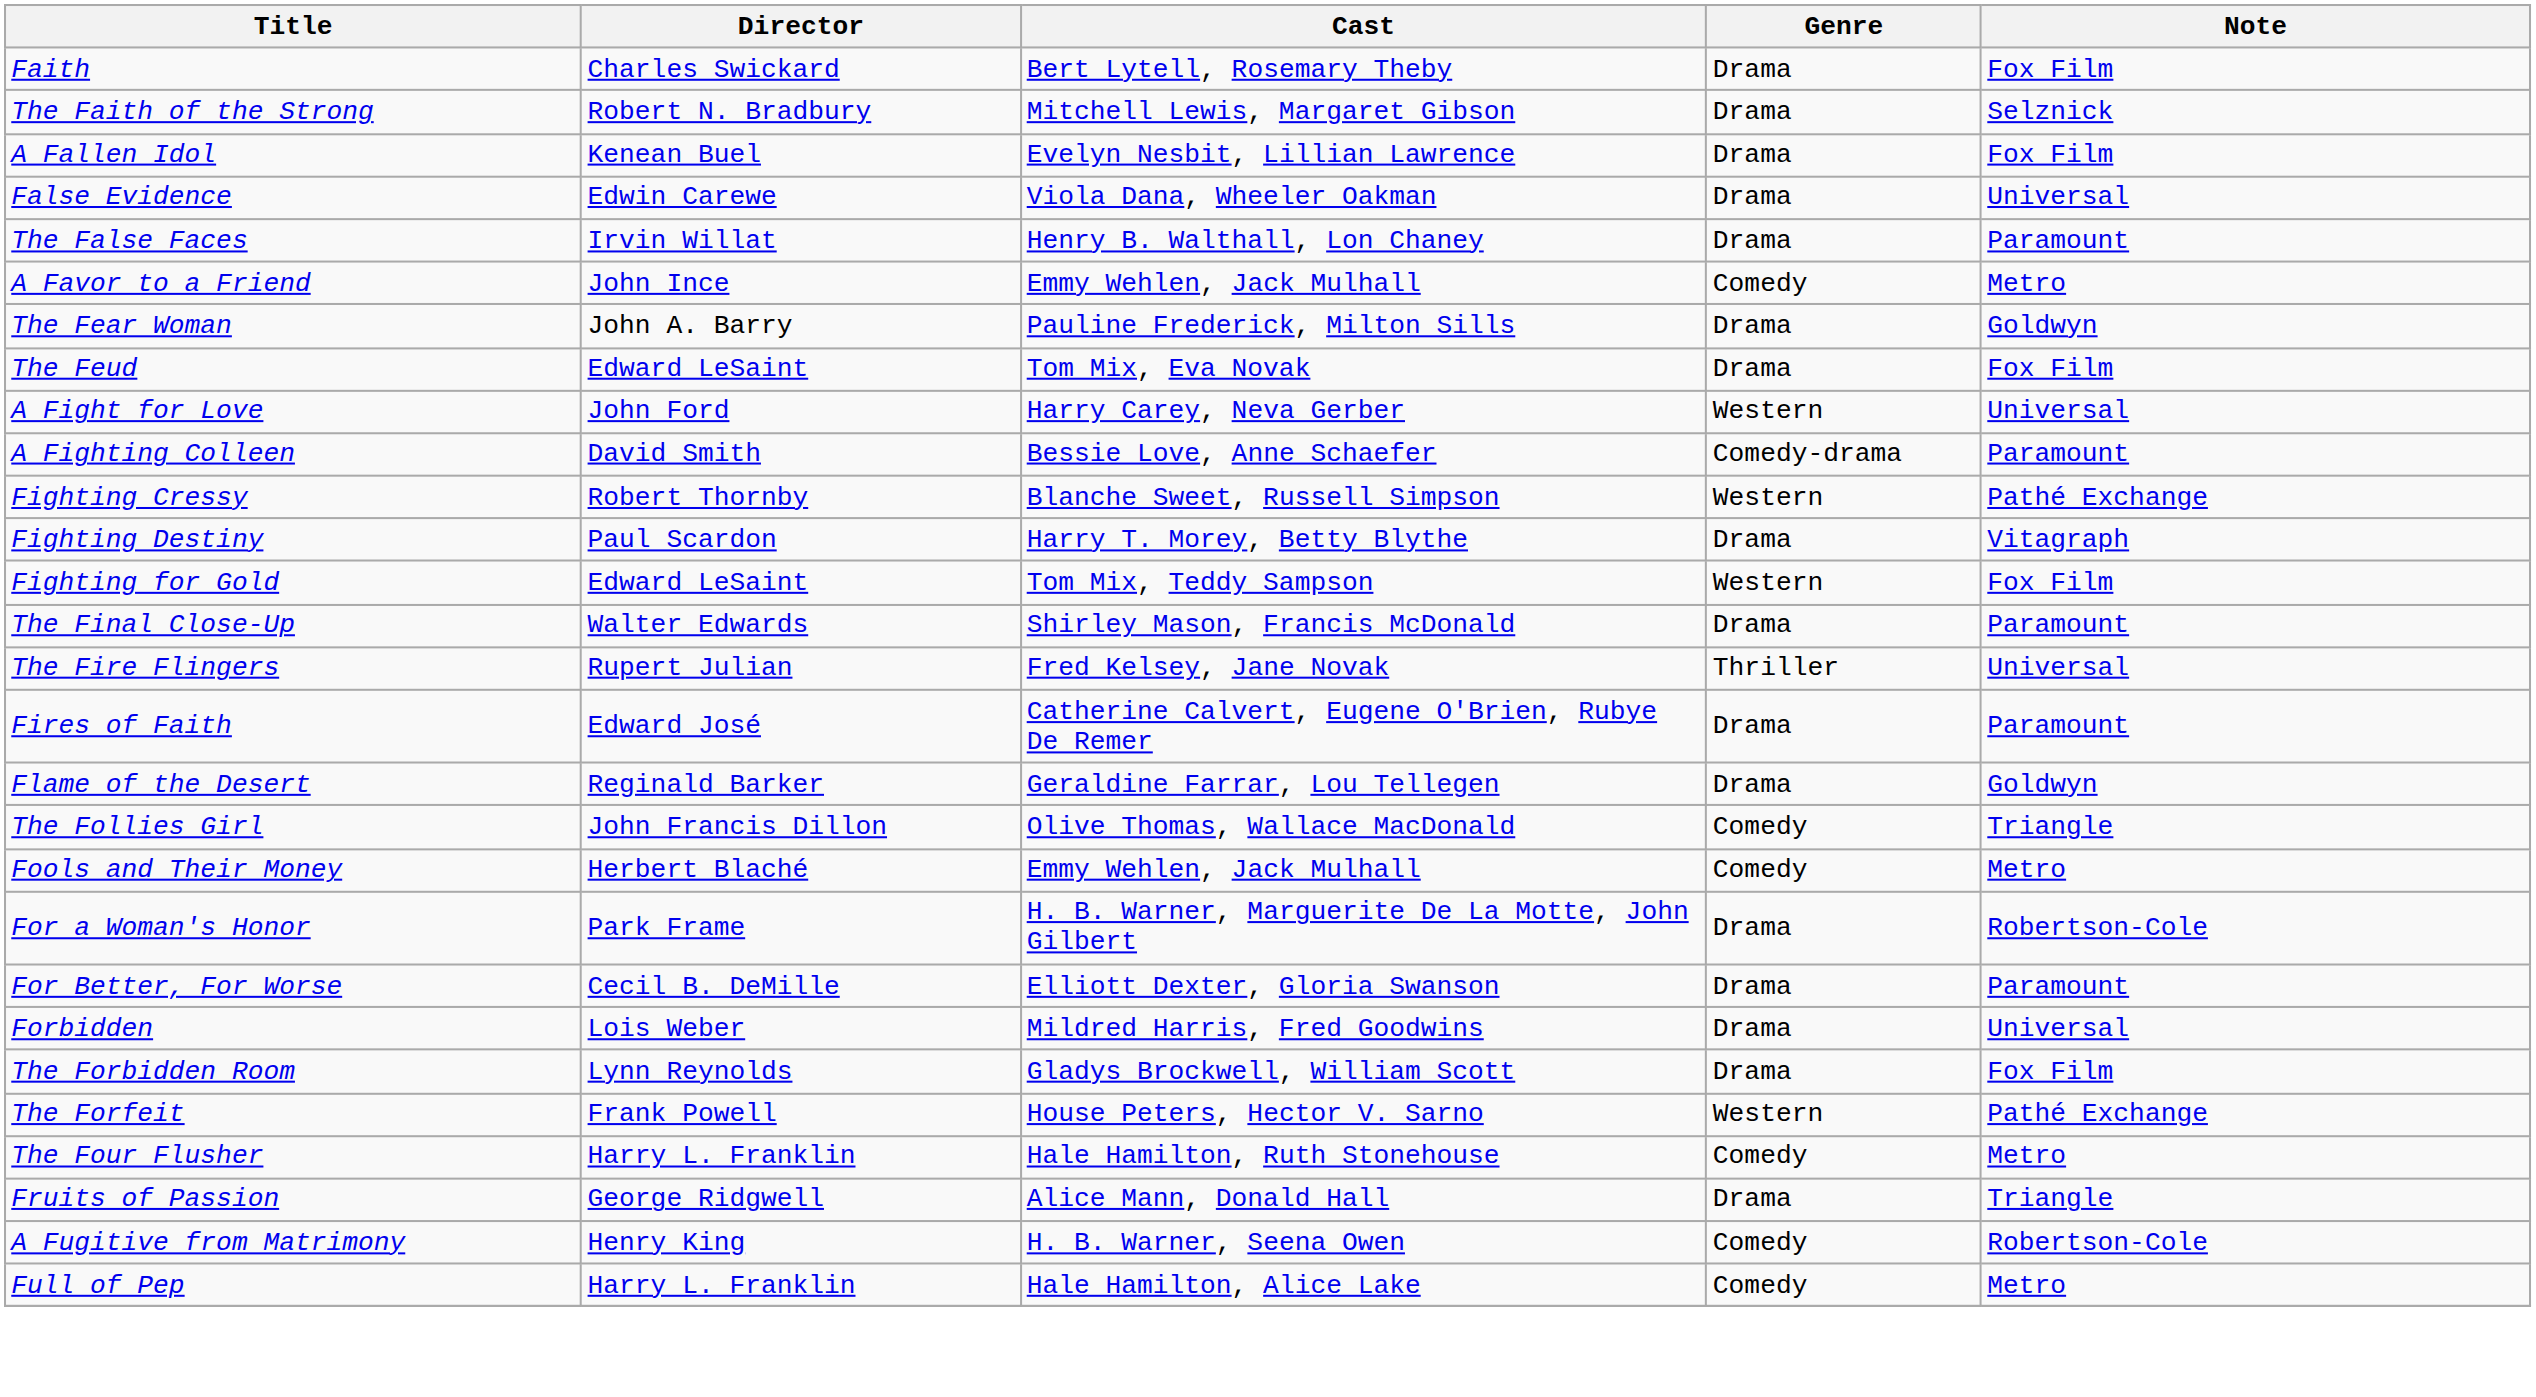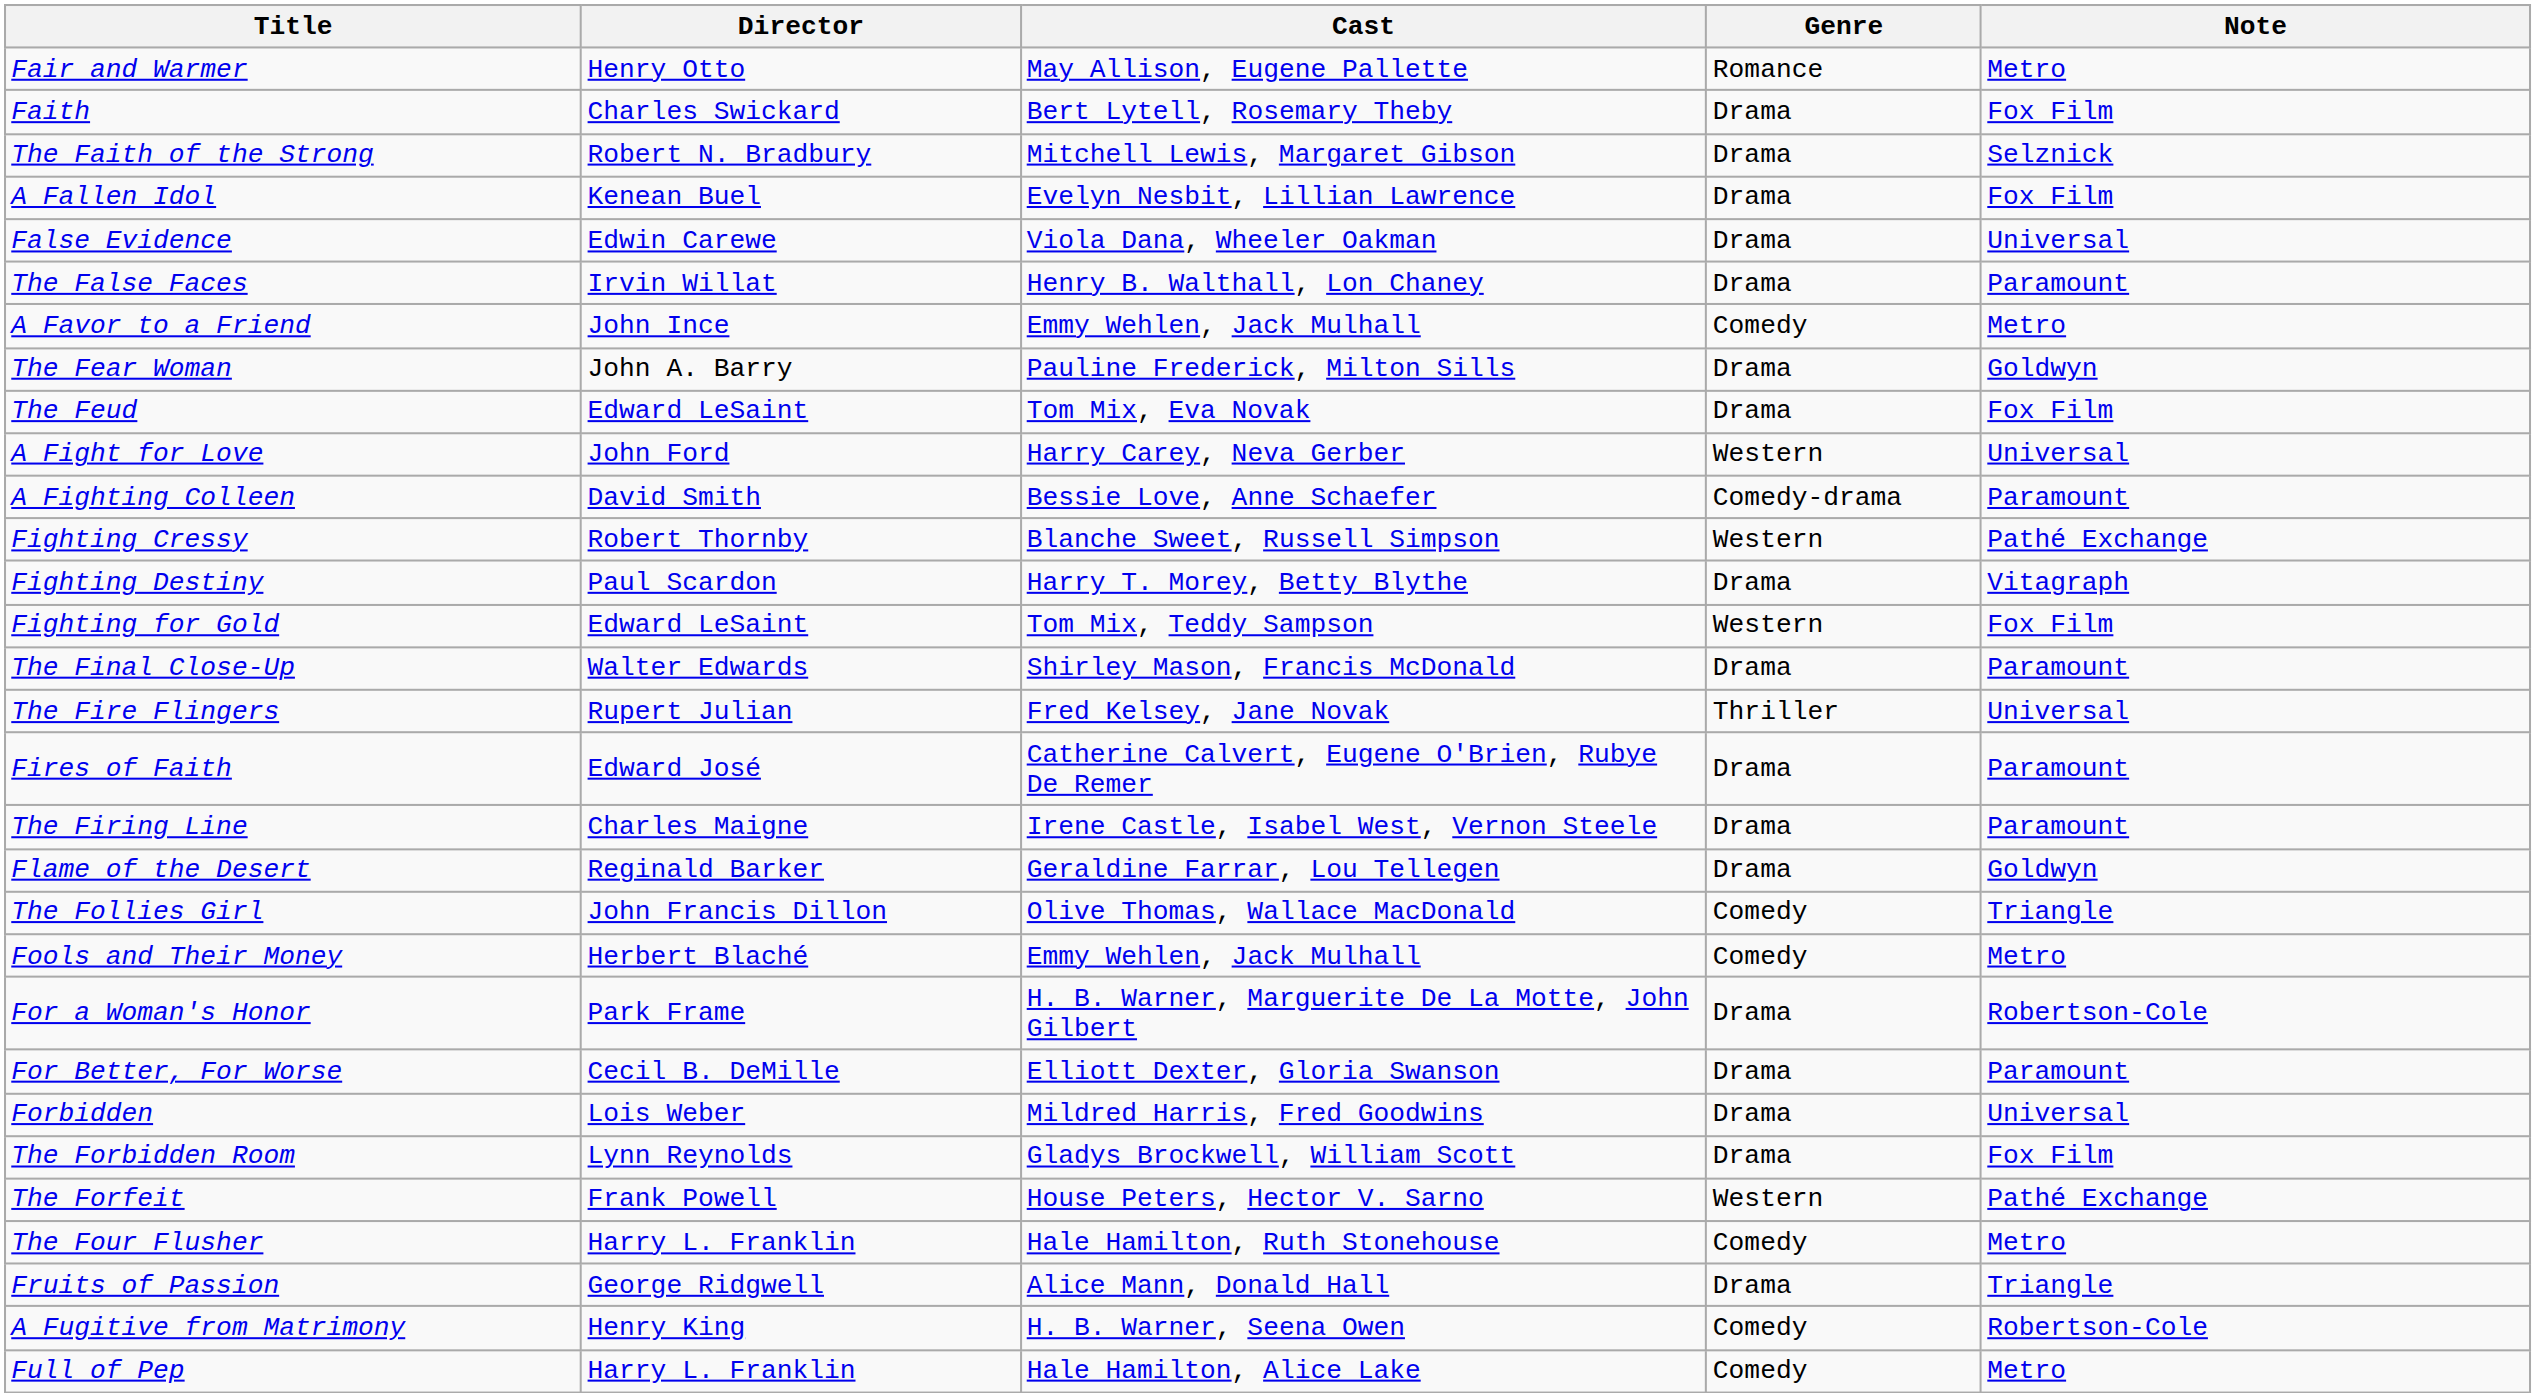+ row: (129, 69)
+ row: (129, 827)
